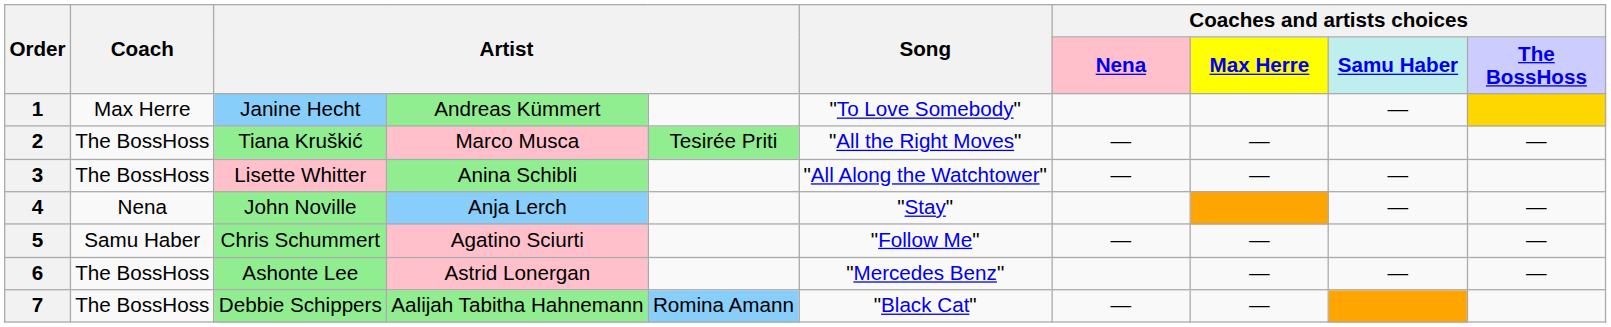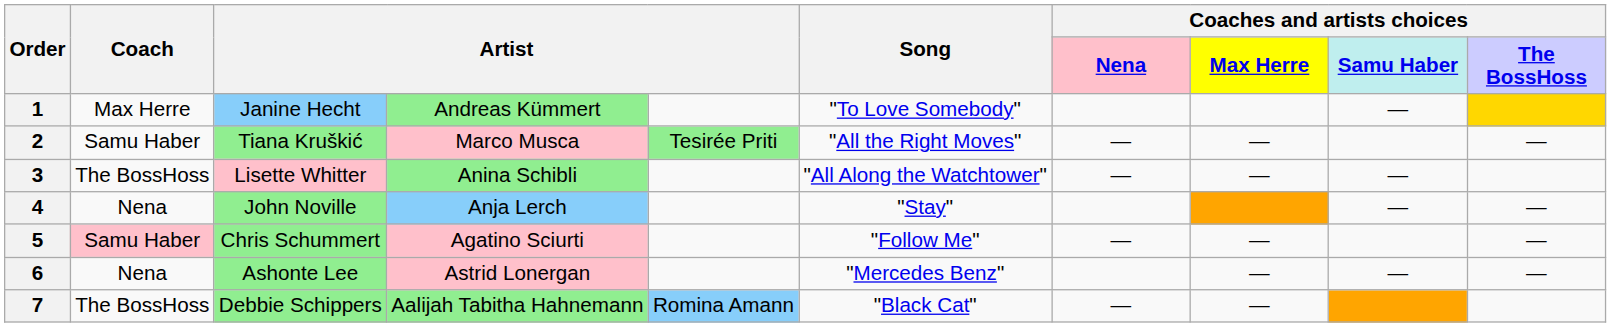(142, 142) The BossHoss -> (142, 142) Samu Haber
(142, 240) no background -> (142, 240) pink background
(142, 273) The BossHoss -> (142, 273) Nena
